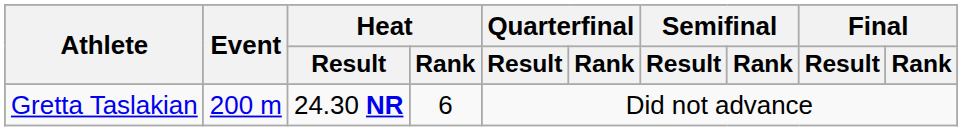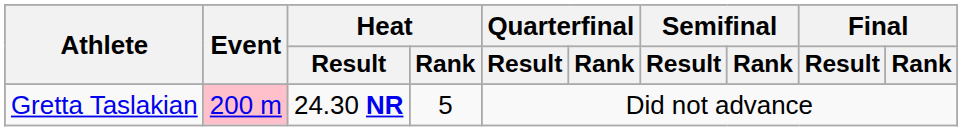(246, 105) no background -> (246, 105) pink background
(445, 105) 6 -> (445, 105) 5
